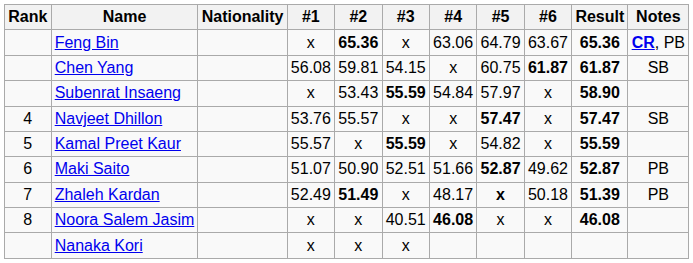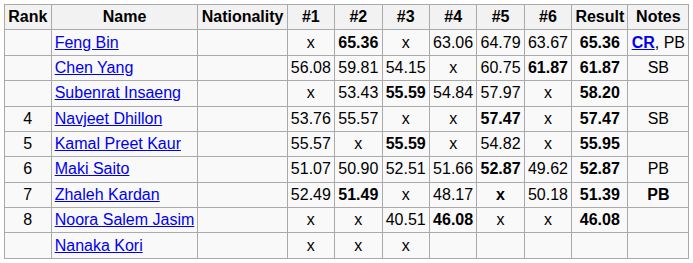(600, 93) 58.90 -> (600, 93) 58.20
(600, 144) 55.59 -> (600, 144) 55.95
(658, 194) normal -> (658, 194) bold
